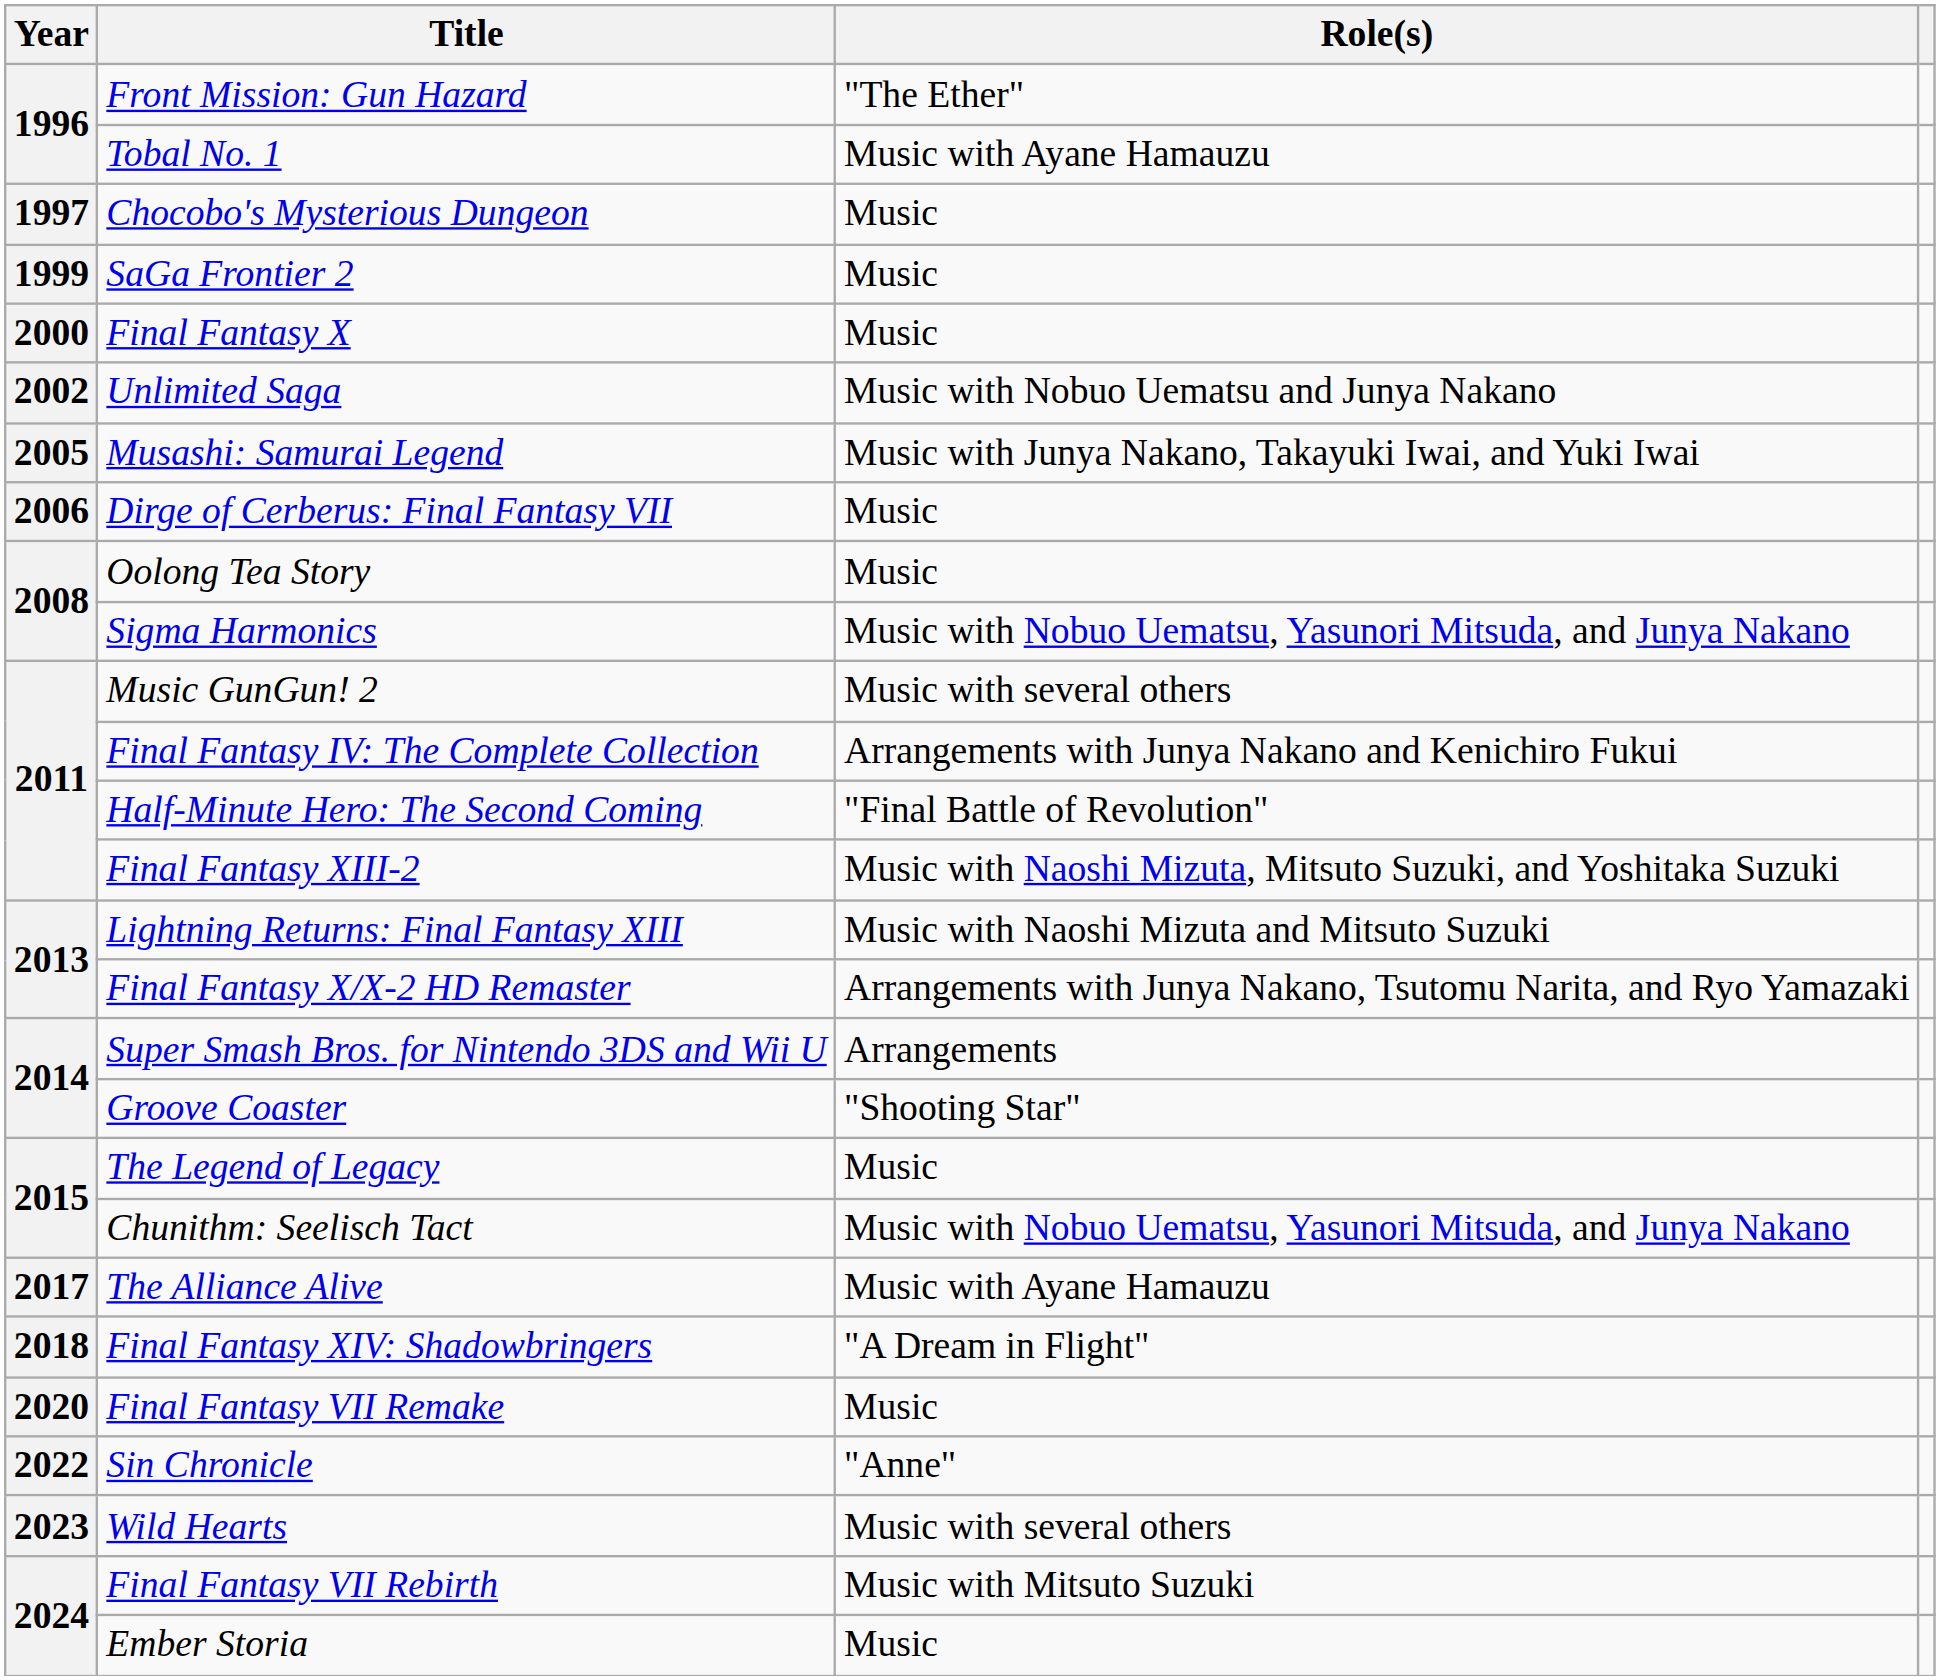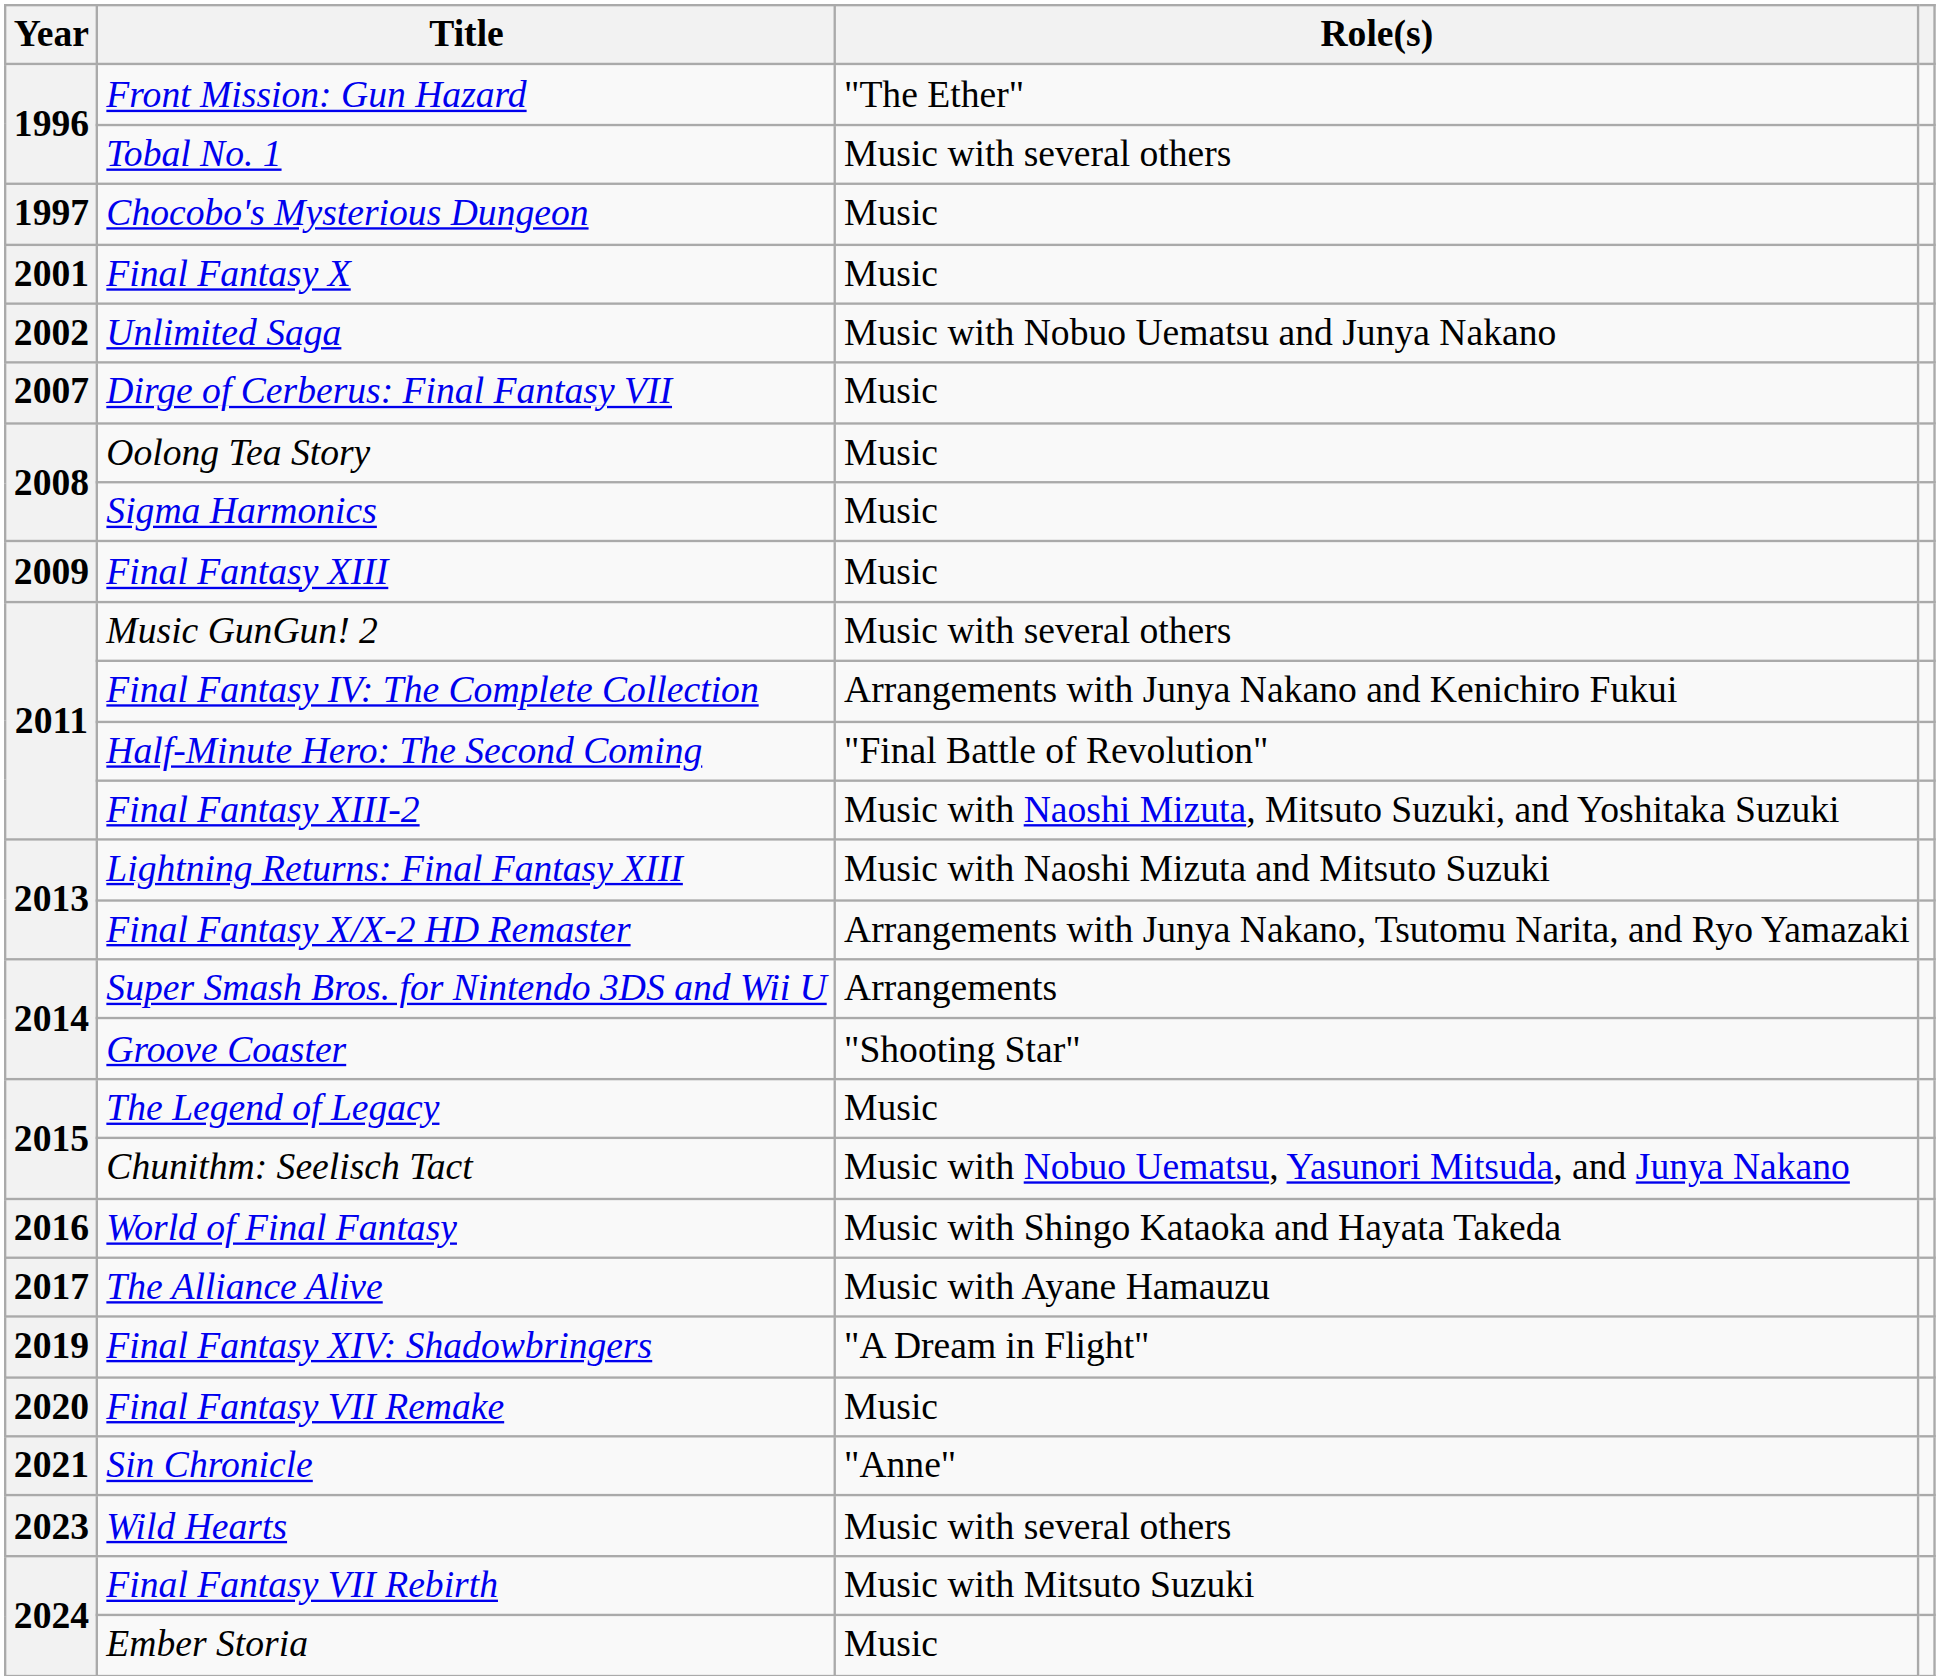(1057, 153) Music with Ayane Hamauzu -> (1038, 153) Music with several others
- row: (230, 272)
(51, 332) 2000 -> (51, 272) 2001
- row: (305, 451)
(51, 511) 2006 -> (51, 392) 2007
(1347, 630) Music with Nobuo Uematsu, Yasunori Mitsuda, and Junya Nakano -> (891, 511) Music
+ row: (247, 570)
+ row: (282, 1226)
(51, 1346) 2018 -> (51, 1346) 2019
(51, 1465) 2022 -> (51, 1465) 2021
